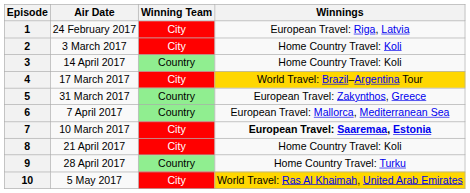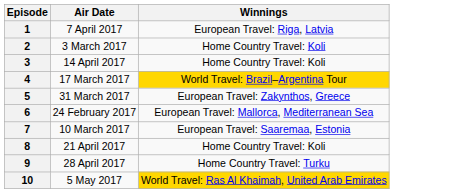- column: (177, 12)
(94, 29) 24 February 2017 -> (94, 29) 7 April 2017
(94, 113) 7 April 2017 -> (94, 113) 24 February 2017
(340, 130) bold -> (264, 130) normal
